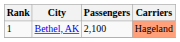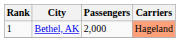(95, 29) 2,100 -> (95, 29) 2,000
